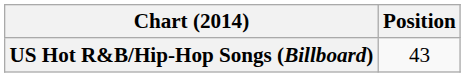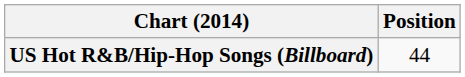(419, 54) 43 -> (419, 54) 44
